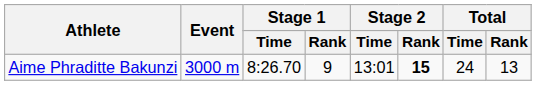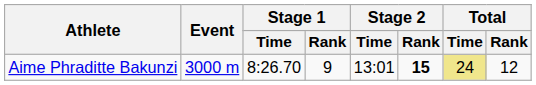(465, 68) no background -> (465, 68) khaki background
(509, 68) 13 -> (509, 68) 12
